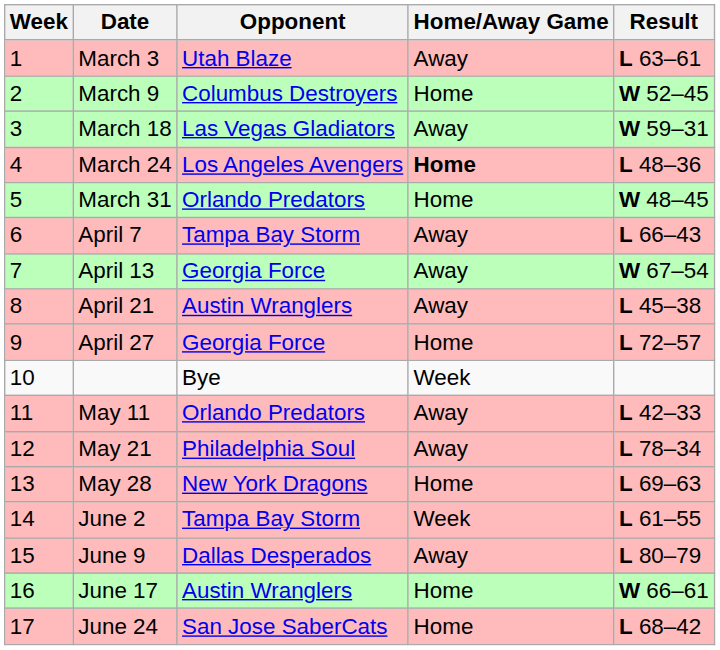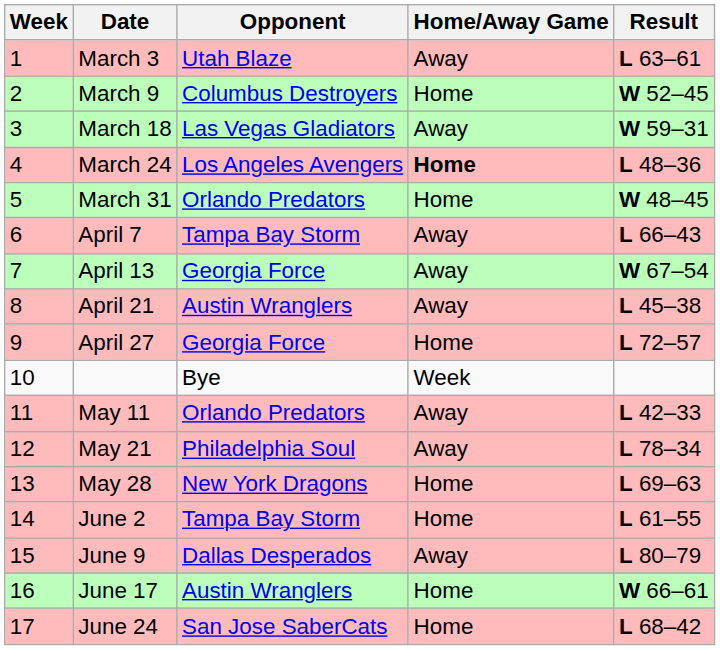(442, 519) Week -> (443, 519) Home
